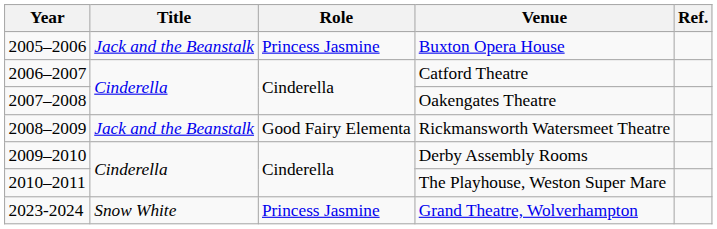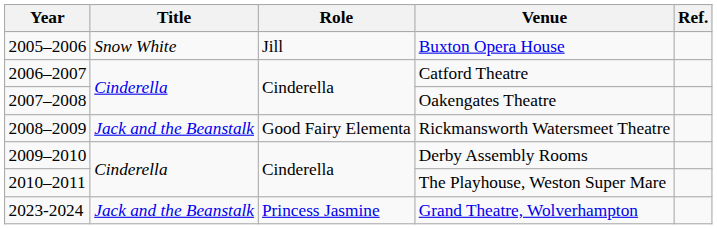(174, 45) Jack and the Beanstalk -> (135, 45) Snow White
(321, 45) Princess Jasmine -> (273, 45) Jill
(135, 210) Snow White -> (174, 210) Jack and the Beanstalk
